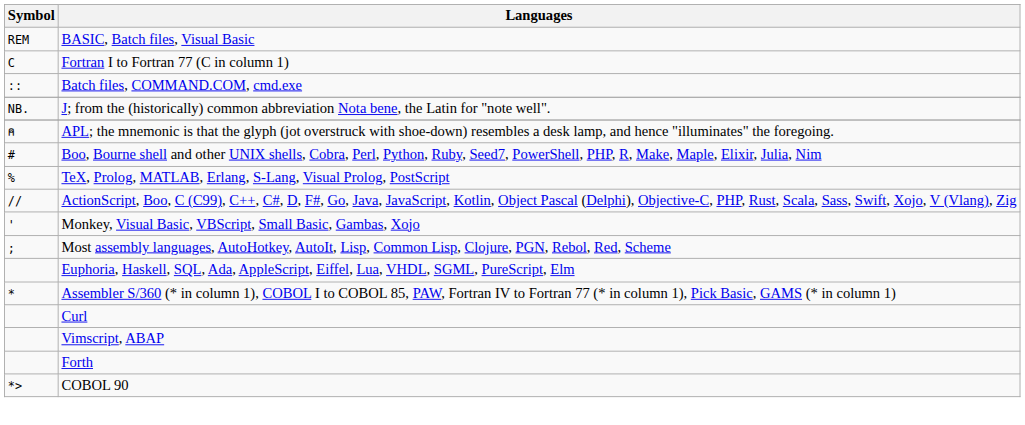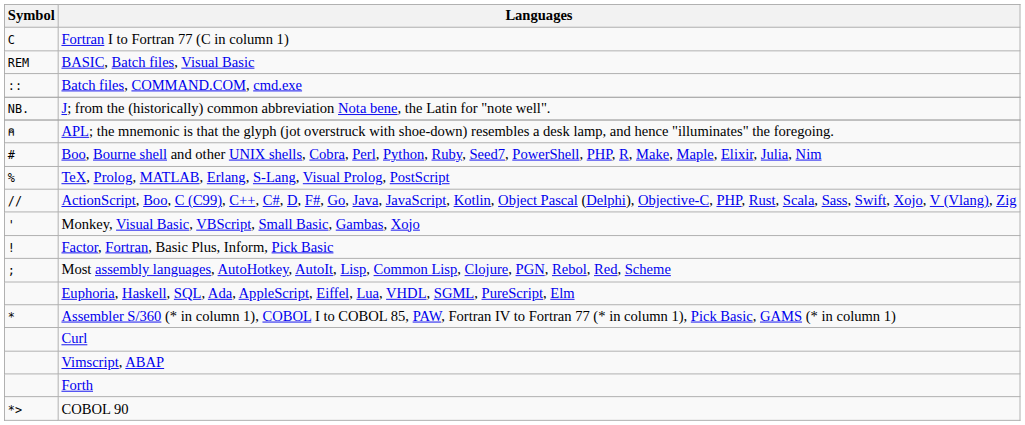rows swapped: (175, 62) <-> (158, 39)
+ row: (197, 246)
